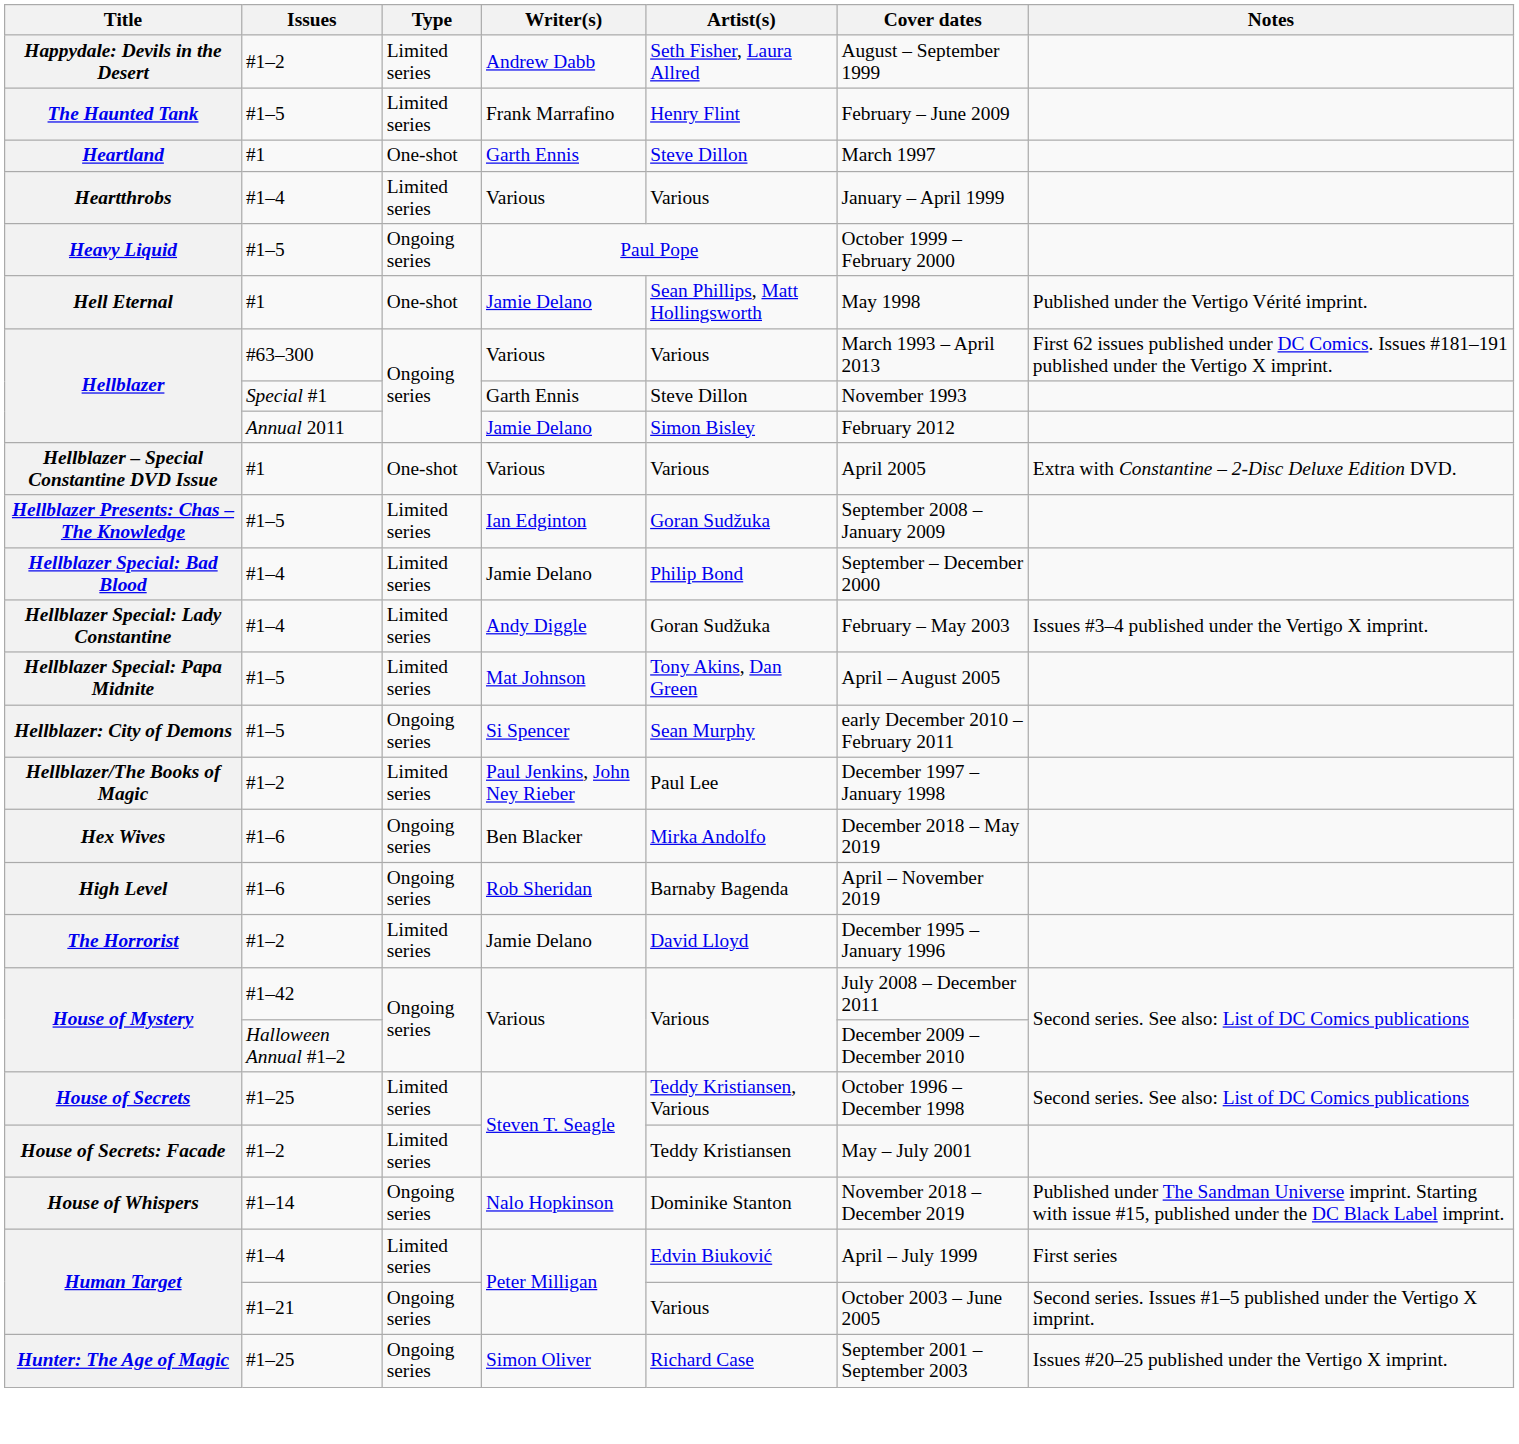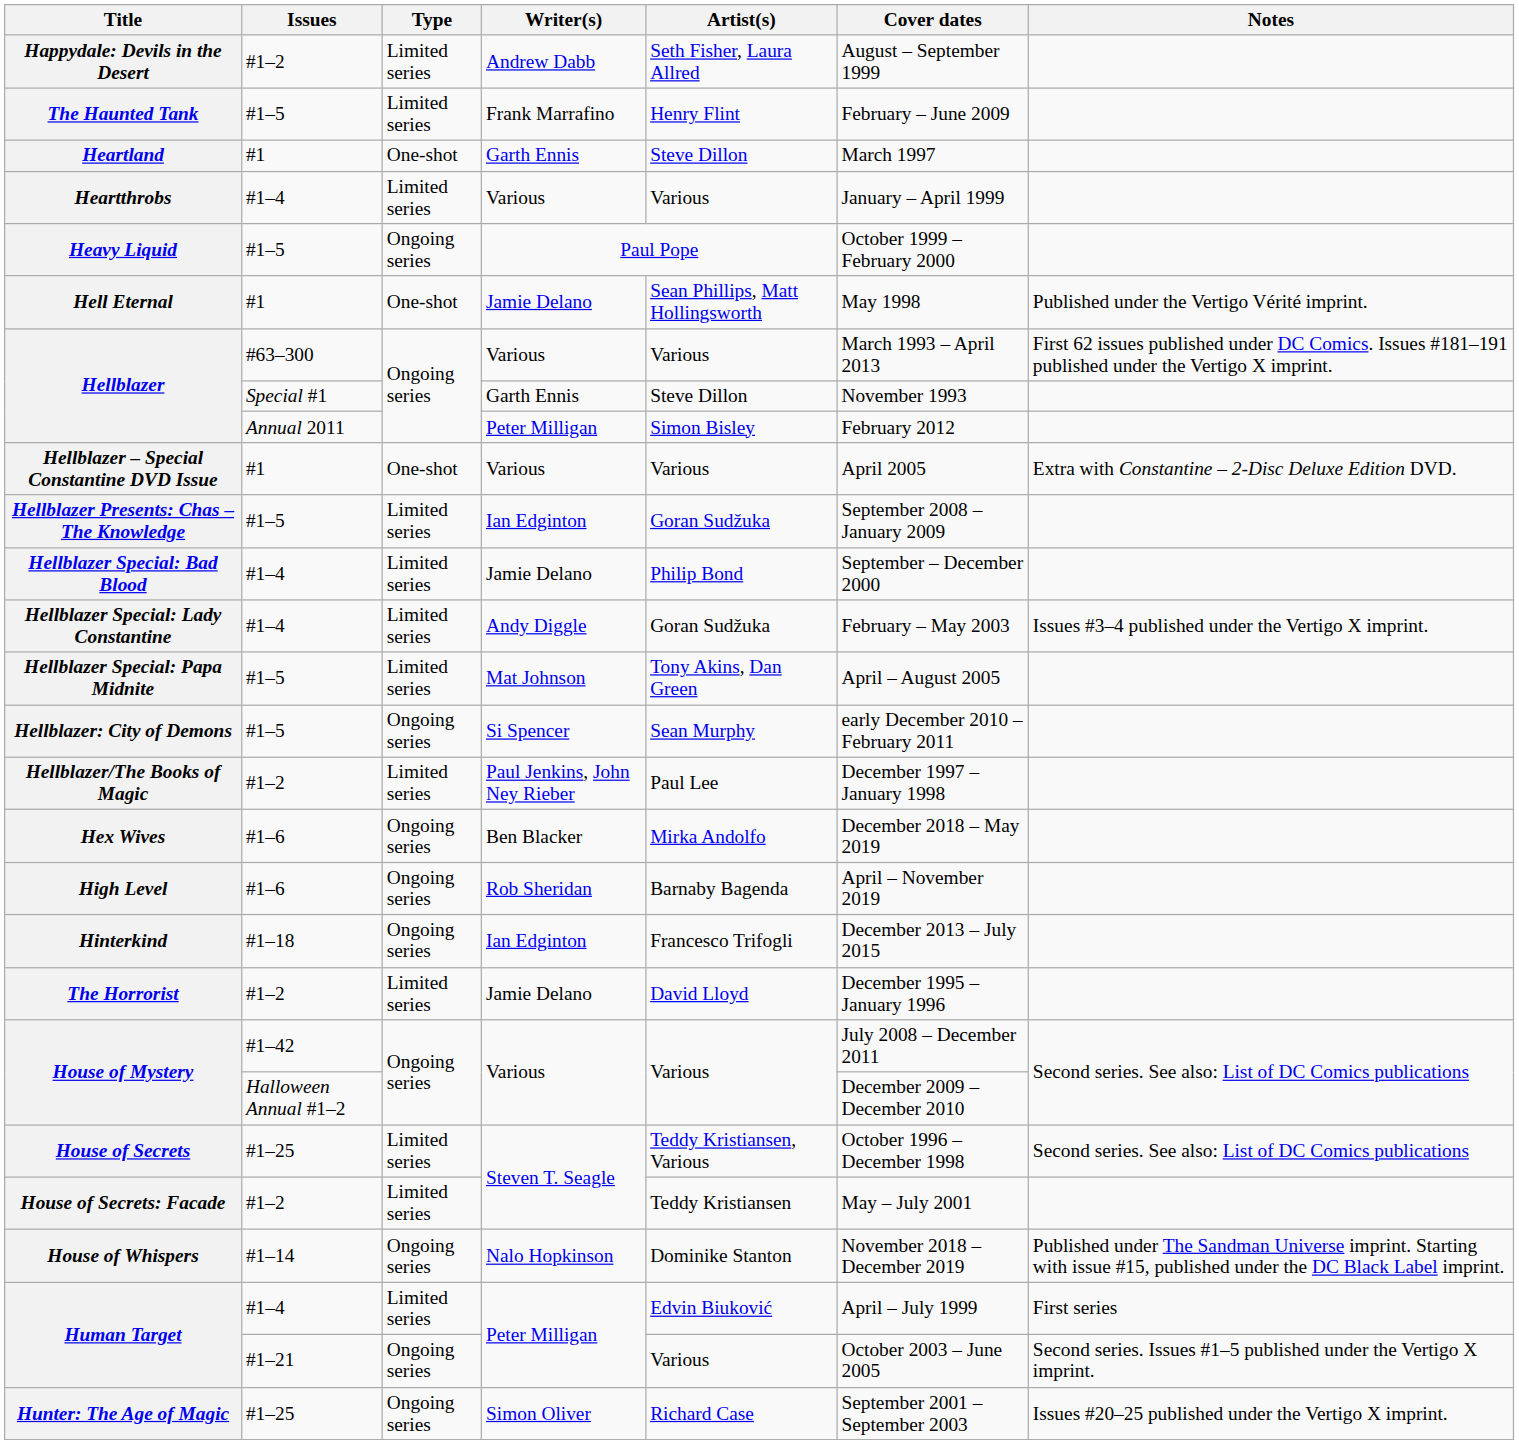(539, 426) Jamie Delano -> (542, 426) Peter Milligan
+ row: (123, 940)
